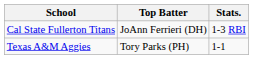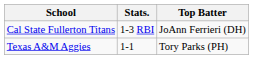columns swapped: (163, 12) <-> (229, 12)
